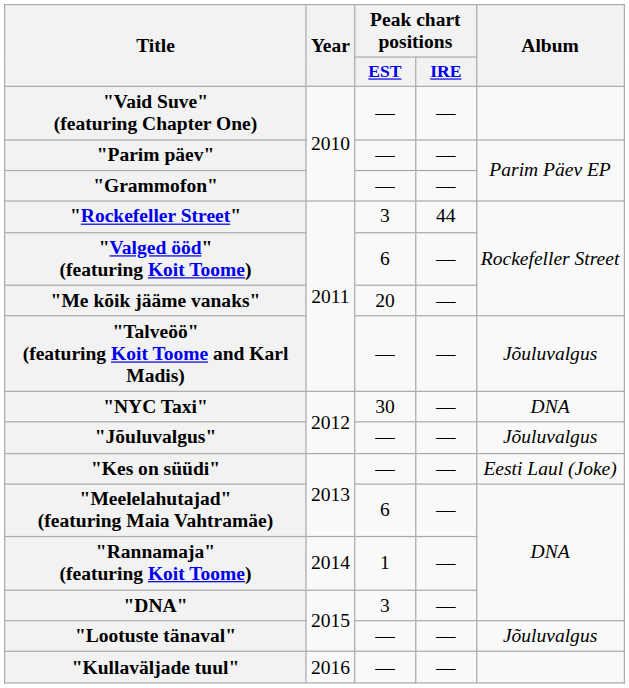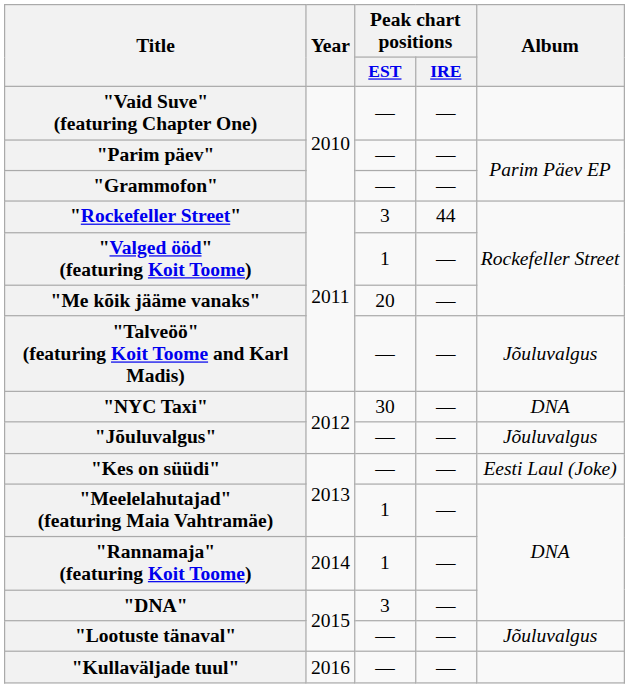(385, 258) 6 -> (385, 258) 1
(385, 510) 6 -> (385, 510) 1
